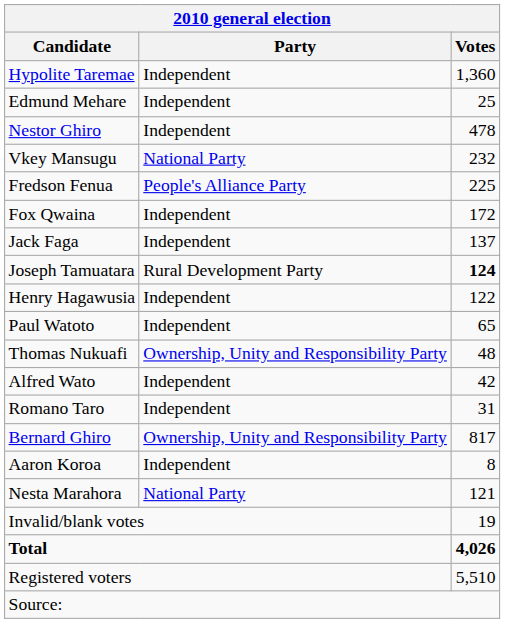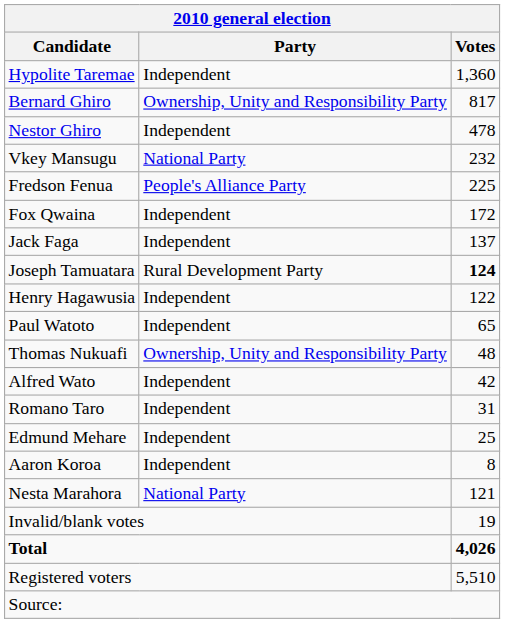rows swapped: (60, 437) <-> (67, 102)
